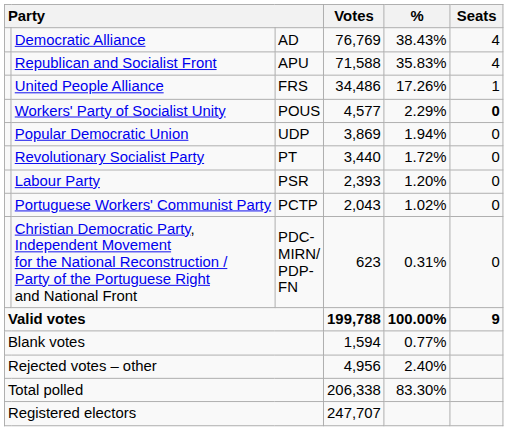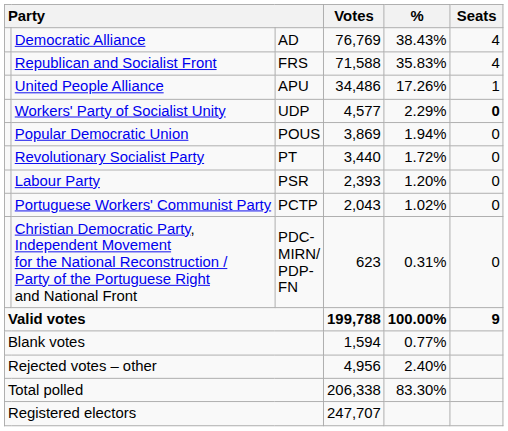(293, 63) APU -> (293, 63) FRS
(293, 87) FRS -> (293, 87) APU
(299, 110) POUS -> (294, 110) UDP
(294, 134) UDP -> (299, 134) POUS
